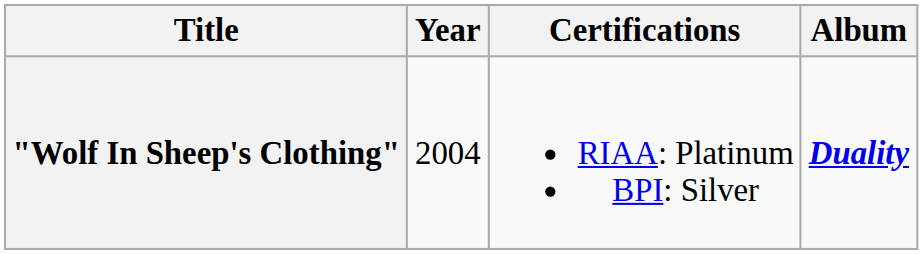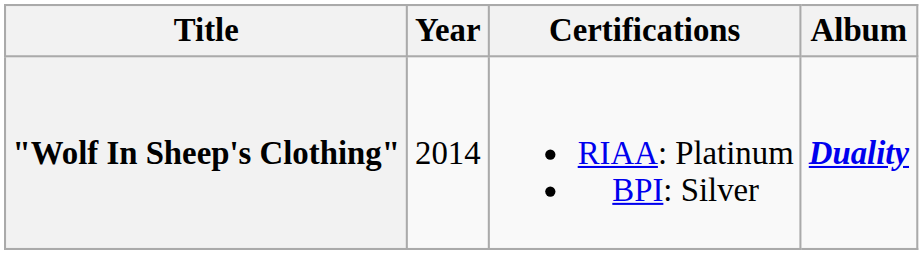(448, 152) 2004 -> (448, 152) 2014
